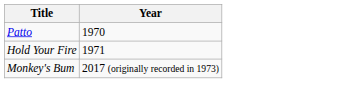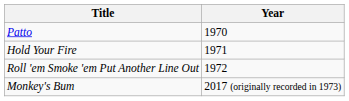+ row: (103, 68)
